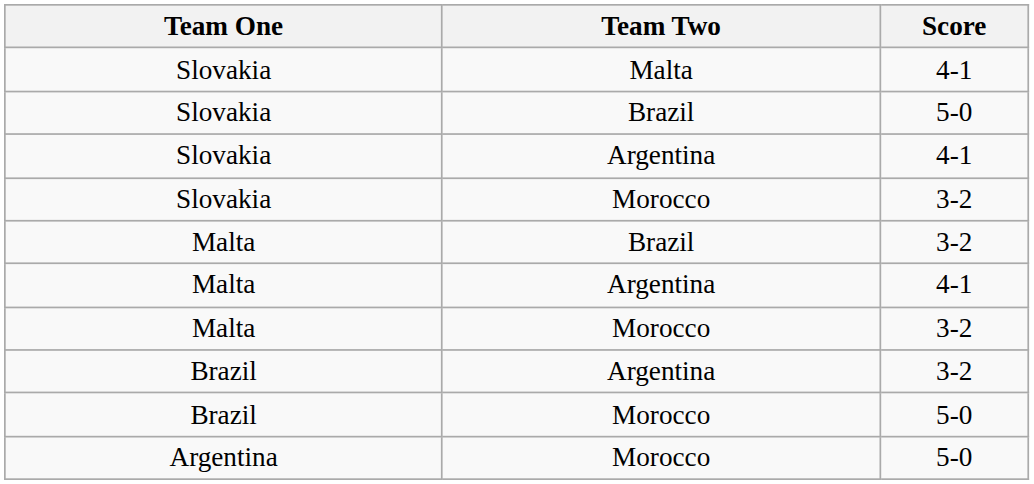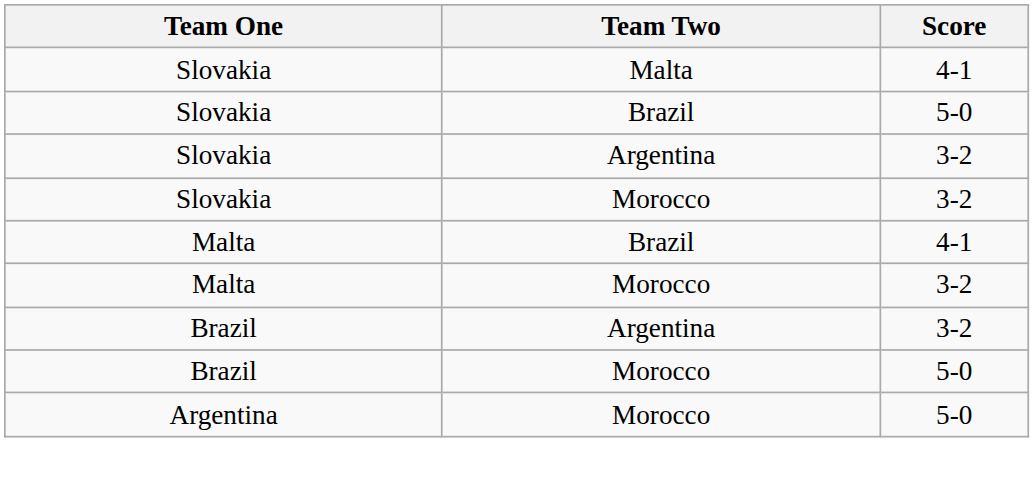(954, 155) 4-1 -> (954, 155) 3-2
(954, 241) 3-2 -> (954, 241) 4-1
- row: (224, 284)
